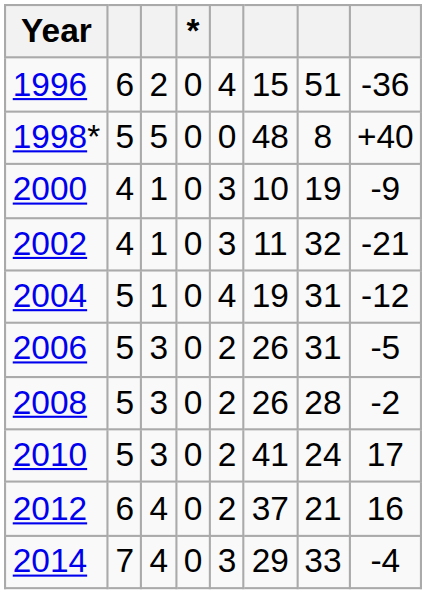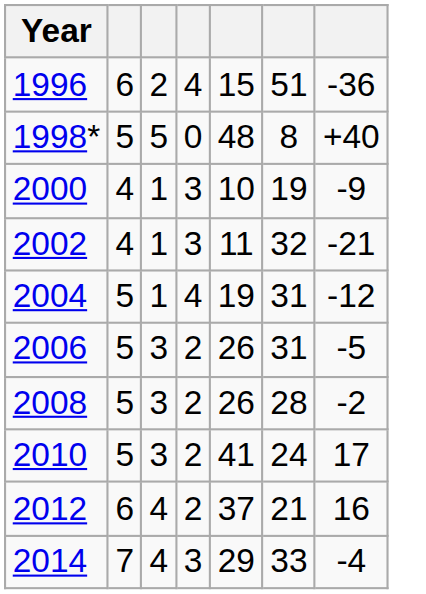- column: (193, 31)
